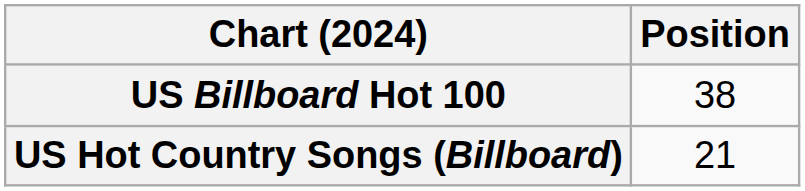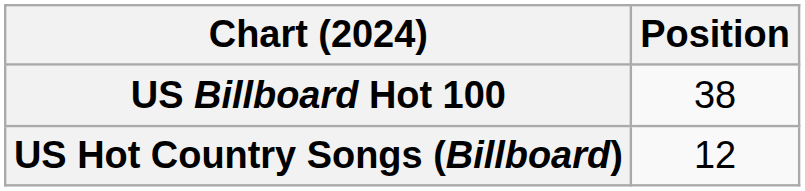(715, 154) 21 -> (715, 154) 12
